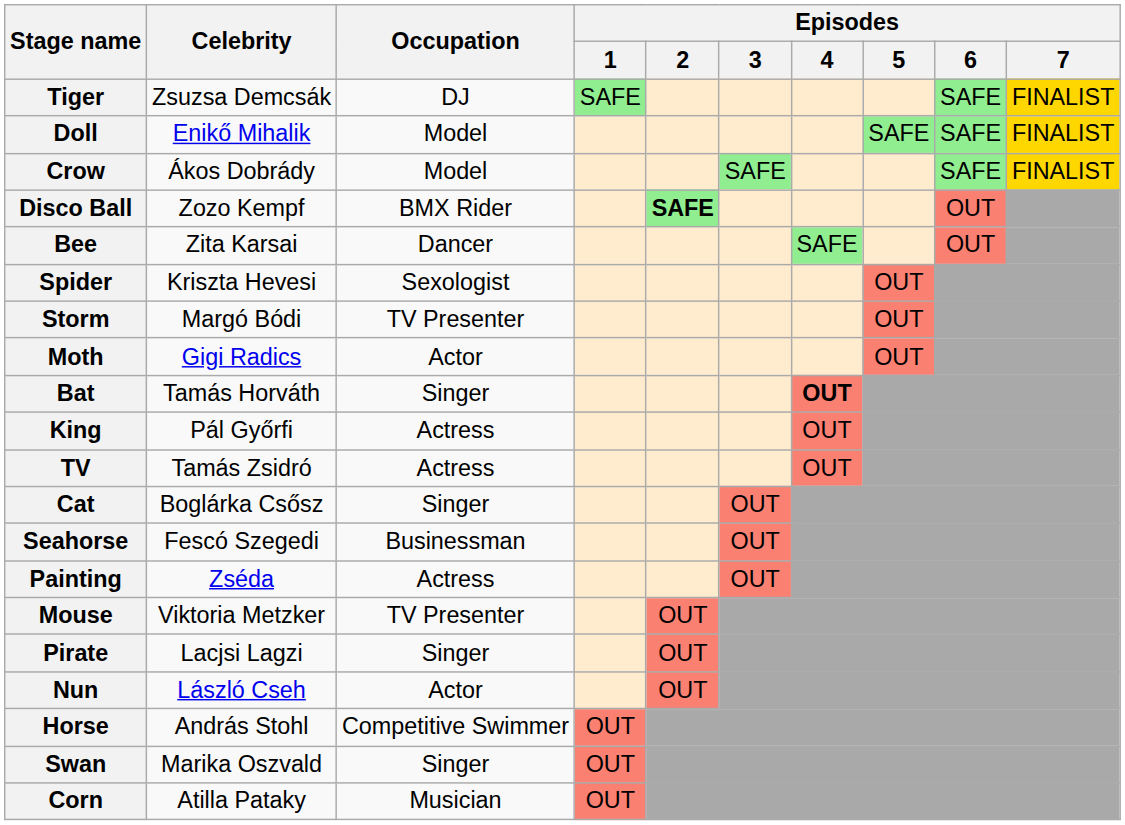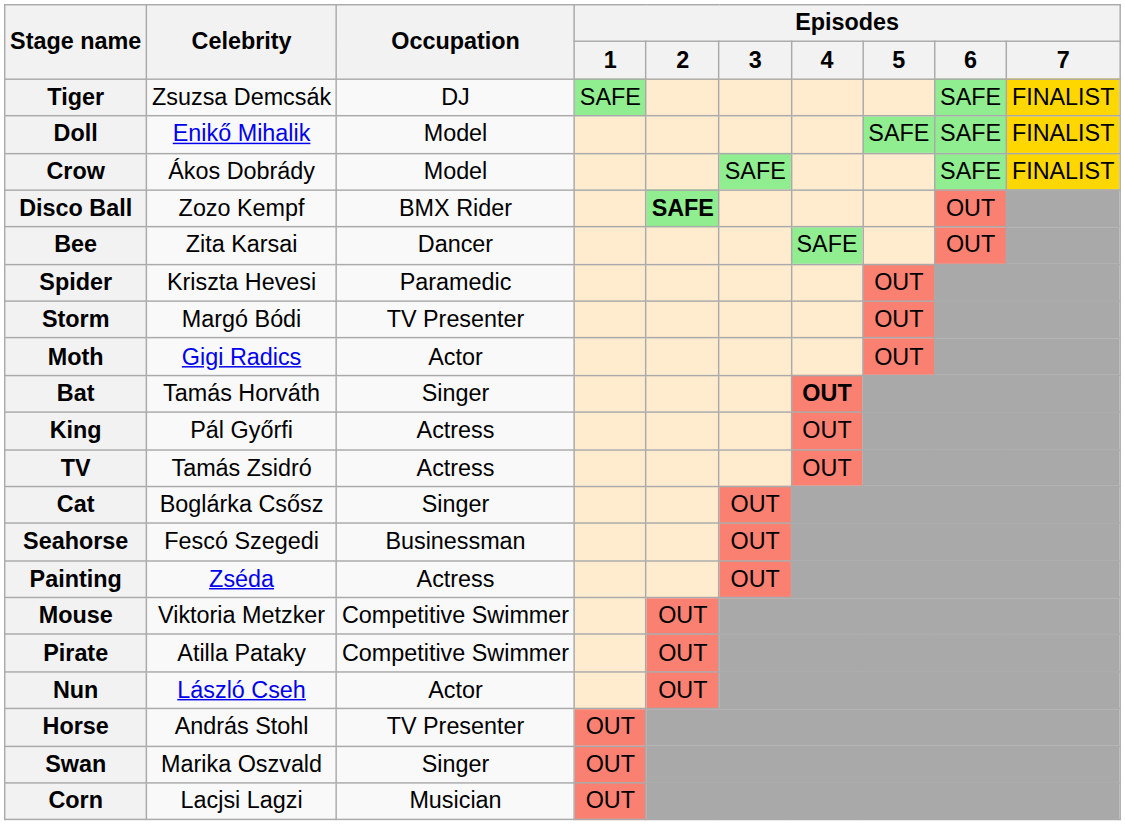(455, 282) Sexologist -> (455, 282) Paramedic
(455, 615) TV Presenter -> (456, 615) Competitive Swimmer
(242, 652) Lacjsi Lagzi -> (242, 652) Atilla Pataky
(456, 652) Singer -> (456, 652) Competitive Swimmer
(456, 726) Competitive Swimmer -> (455, 726) TV Presenter
(242, 801) Atilla Pataky -> (242, 801) Lacjsi Lagzi
